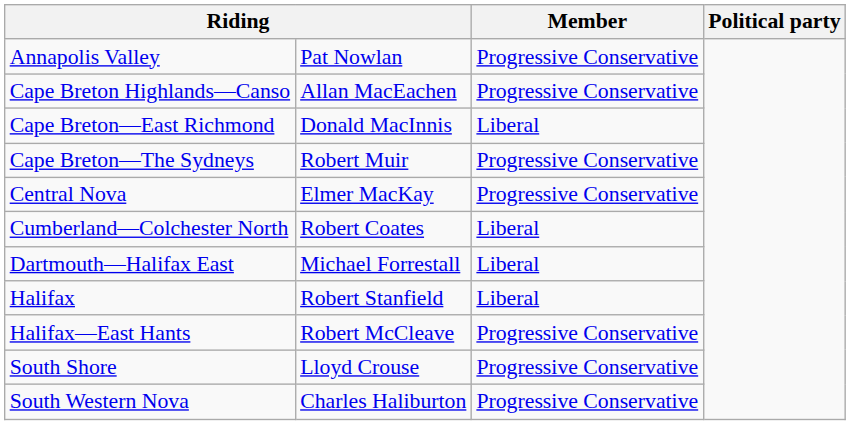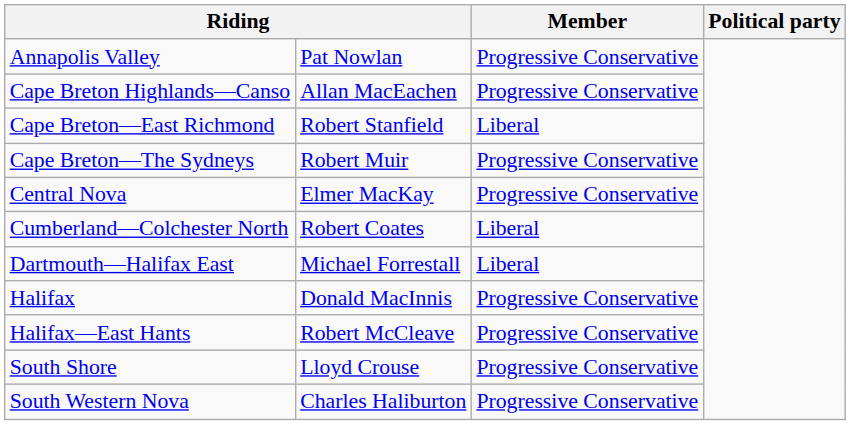(376, 125) Donald MacInnis -> (372, 125) Robert Stanfield
(372, 297) Robert Stanfield -> (376, 297) Donald MacInnis
(508, 297) Liberal -> (587, 297) Progressive Conservative
